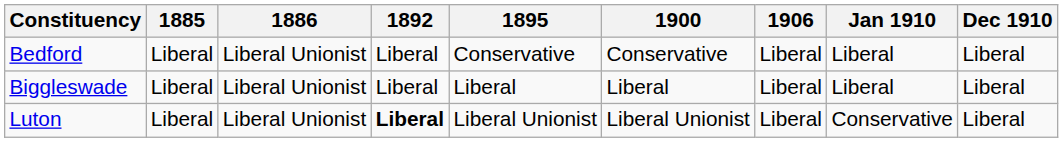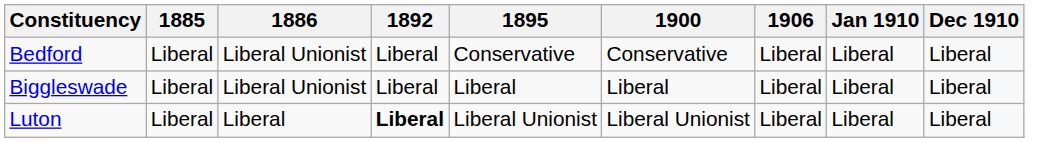(294, 119) Liberal Unionist -> (254, 119) Liberal
(892, 119) Conservative -> (863, 119) Liberal
